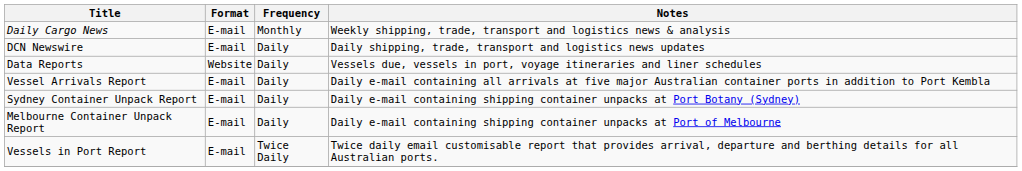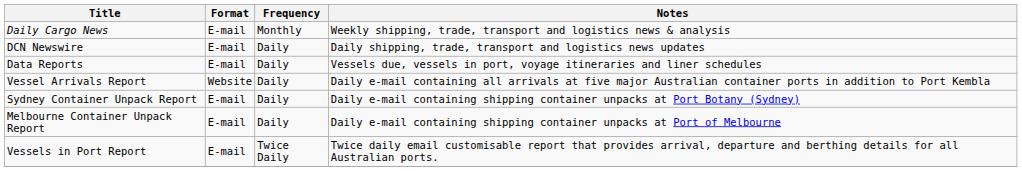(230, 64) Website -> (227, 64) E-mail
(227, 82) E-mail -> (230, 82) Website
